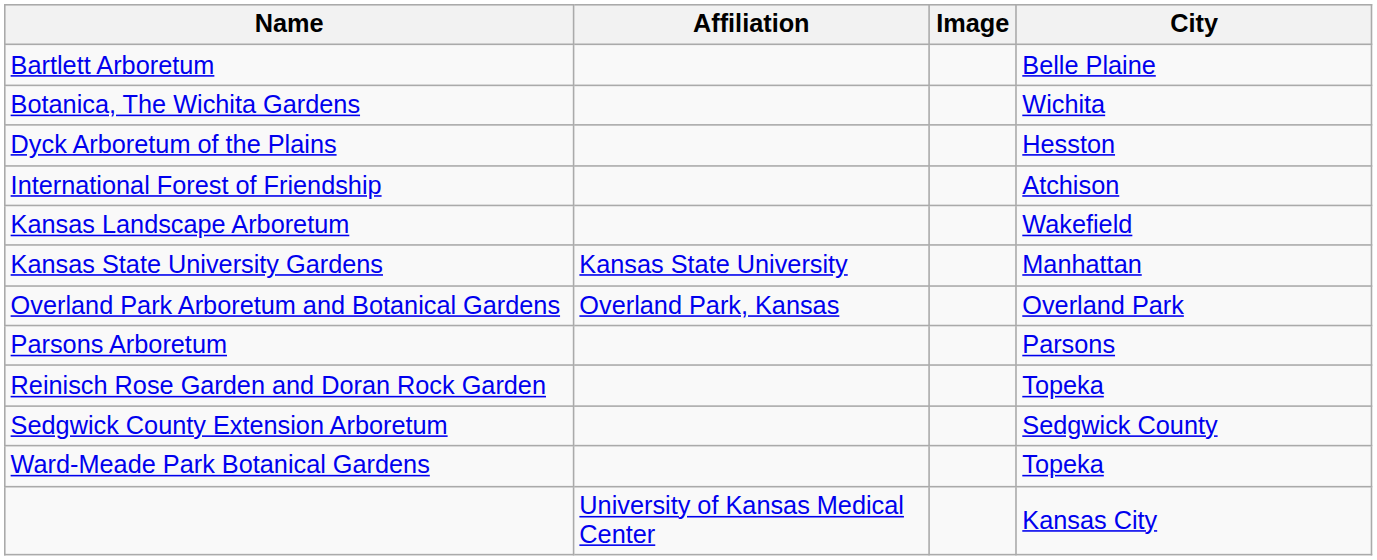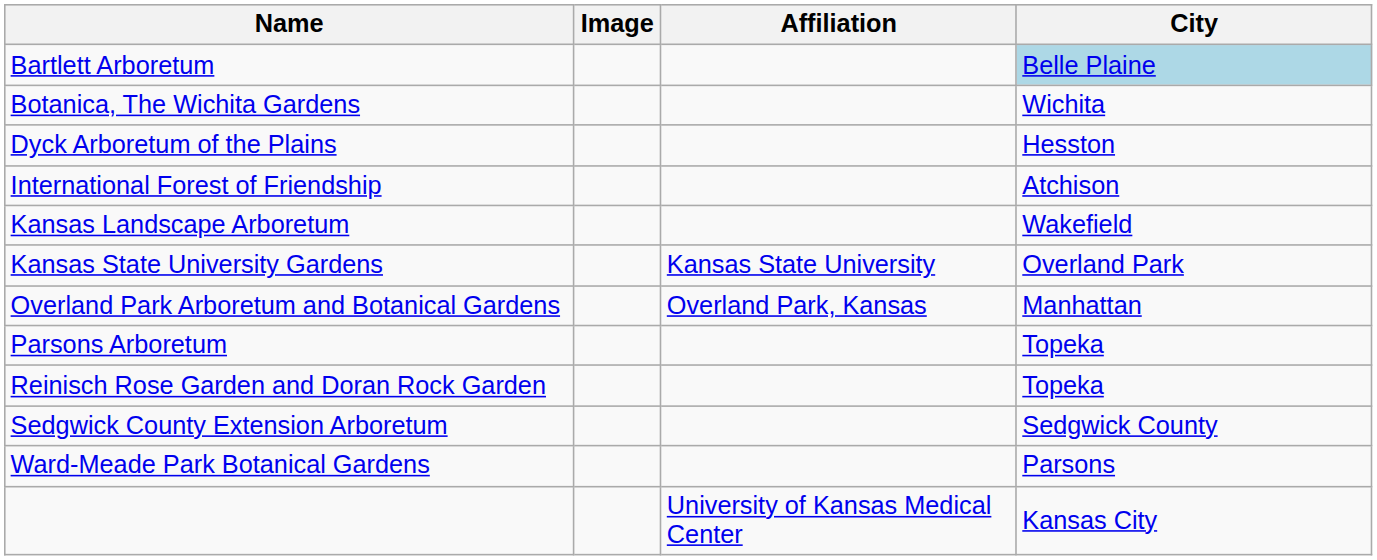columns swapped: (973, 24) <-> (751, 24)
(1089, 64) no background -> (1089, 64) lightblue background
(1082, 265) Manhattan -> (1103, 265) Overland Park
(1103, 305) Overland Park -> (1082, 305) Manhattan
(1069, 345) Parsons -> (1063, 345) Topeka
(1063, 465) Topeka -> (1069, 465) Parsons
